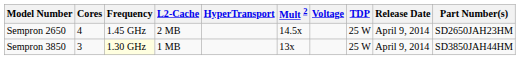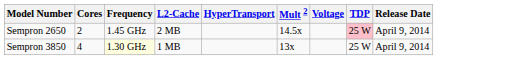- column: (474, 13)
(80, 31) 4 -> (80, 31) 2
(360, 31) no background -> (360, 31) pink background
(80, 47) 3 -> (80, 47) 4
